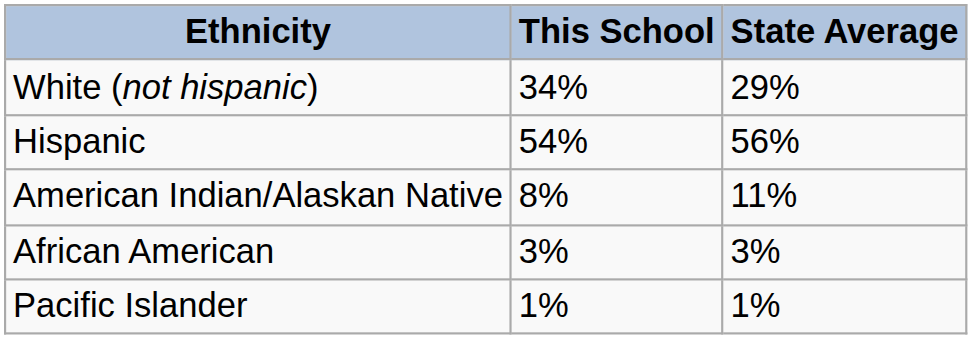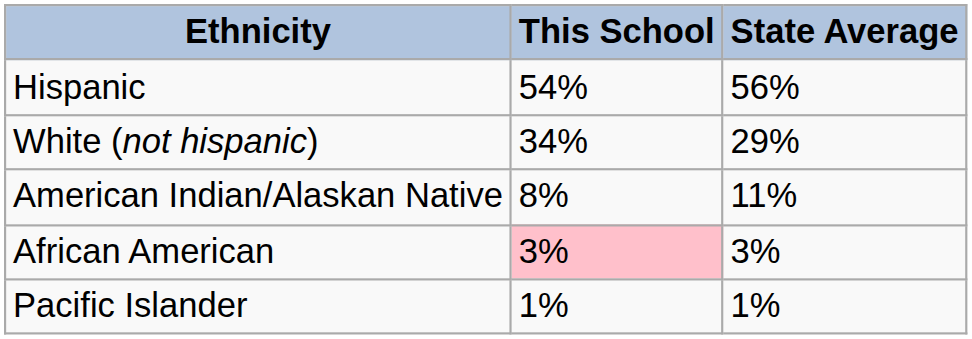rows swapped: (166, 86) <-> (79, 141)
(544, 251) no background -> (544, 251) pink background
